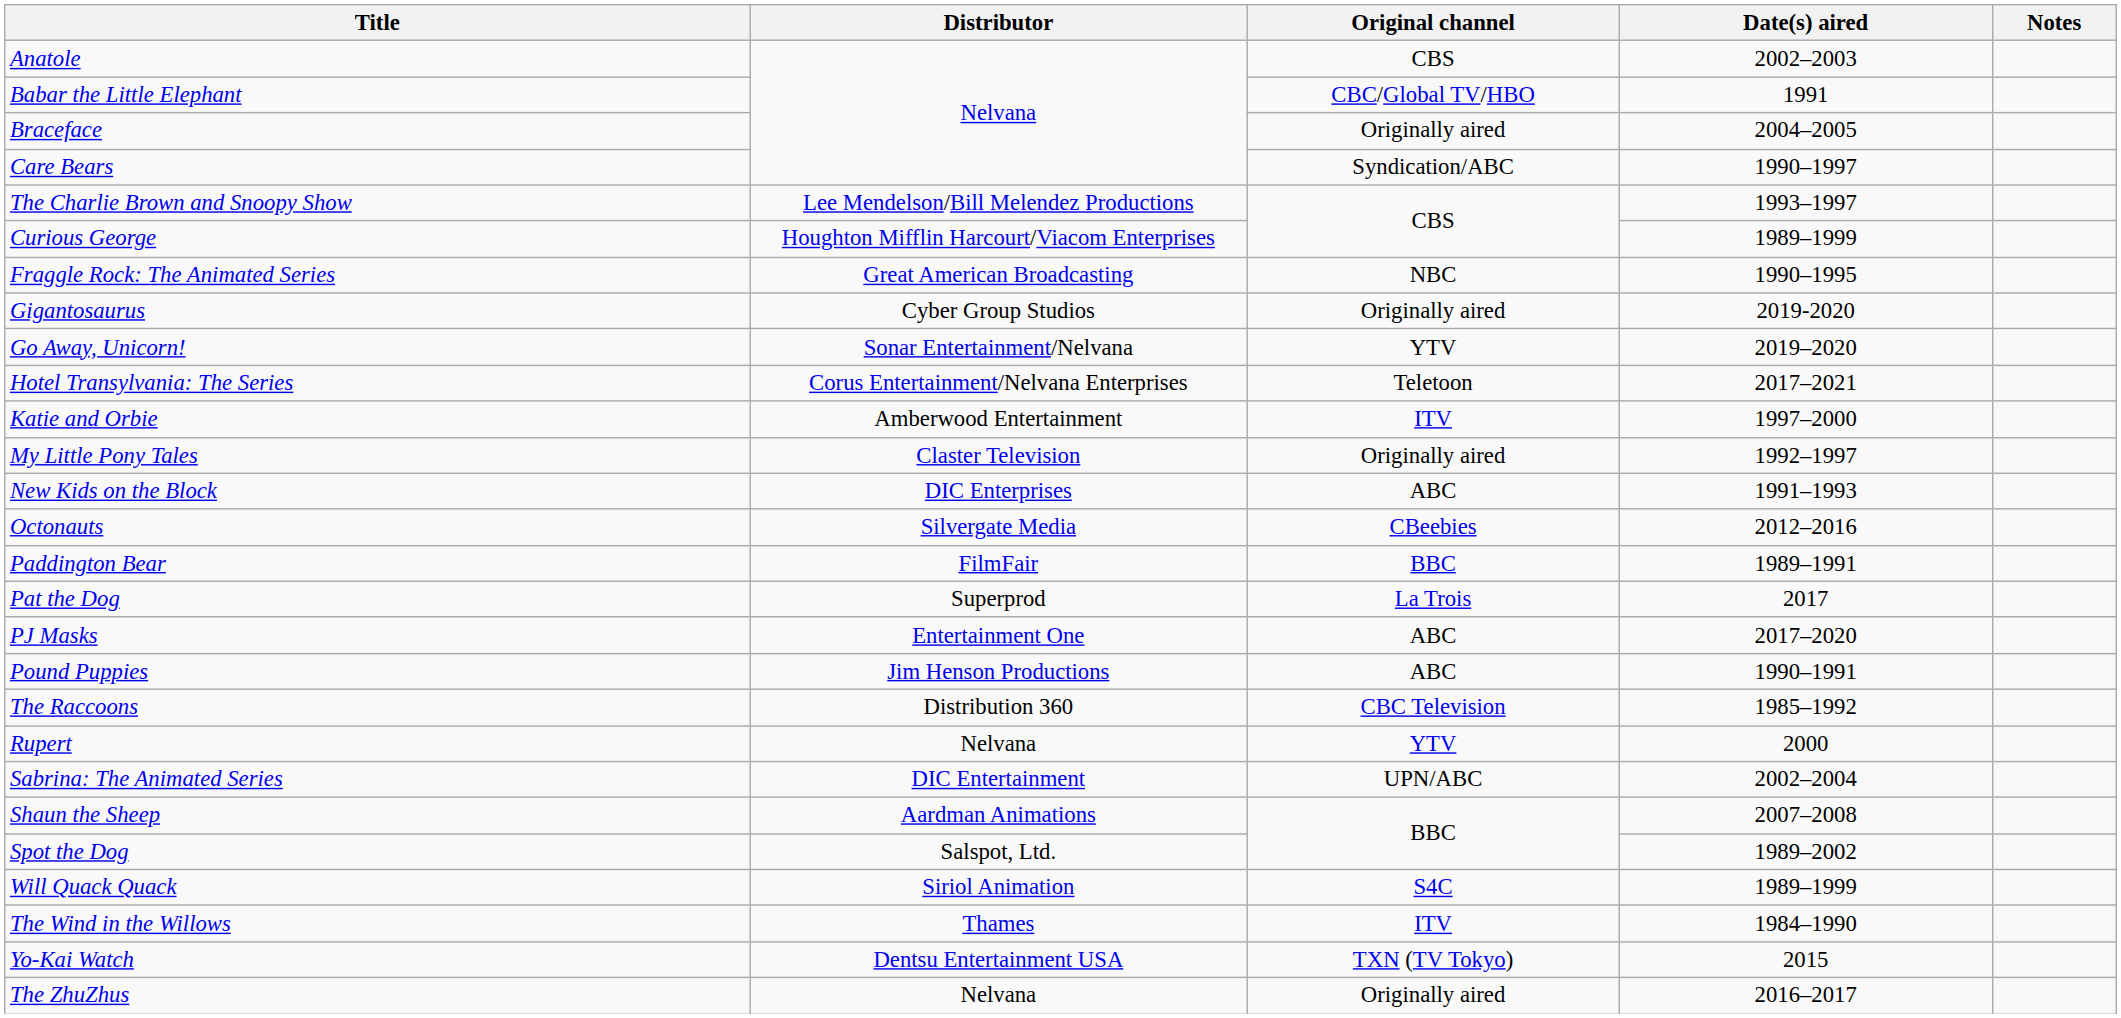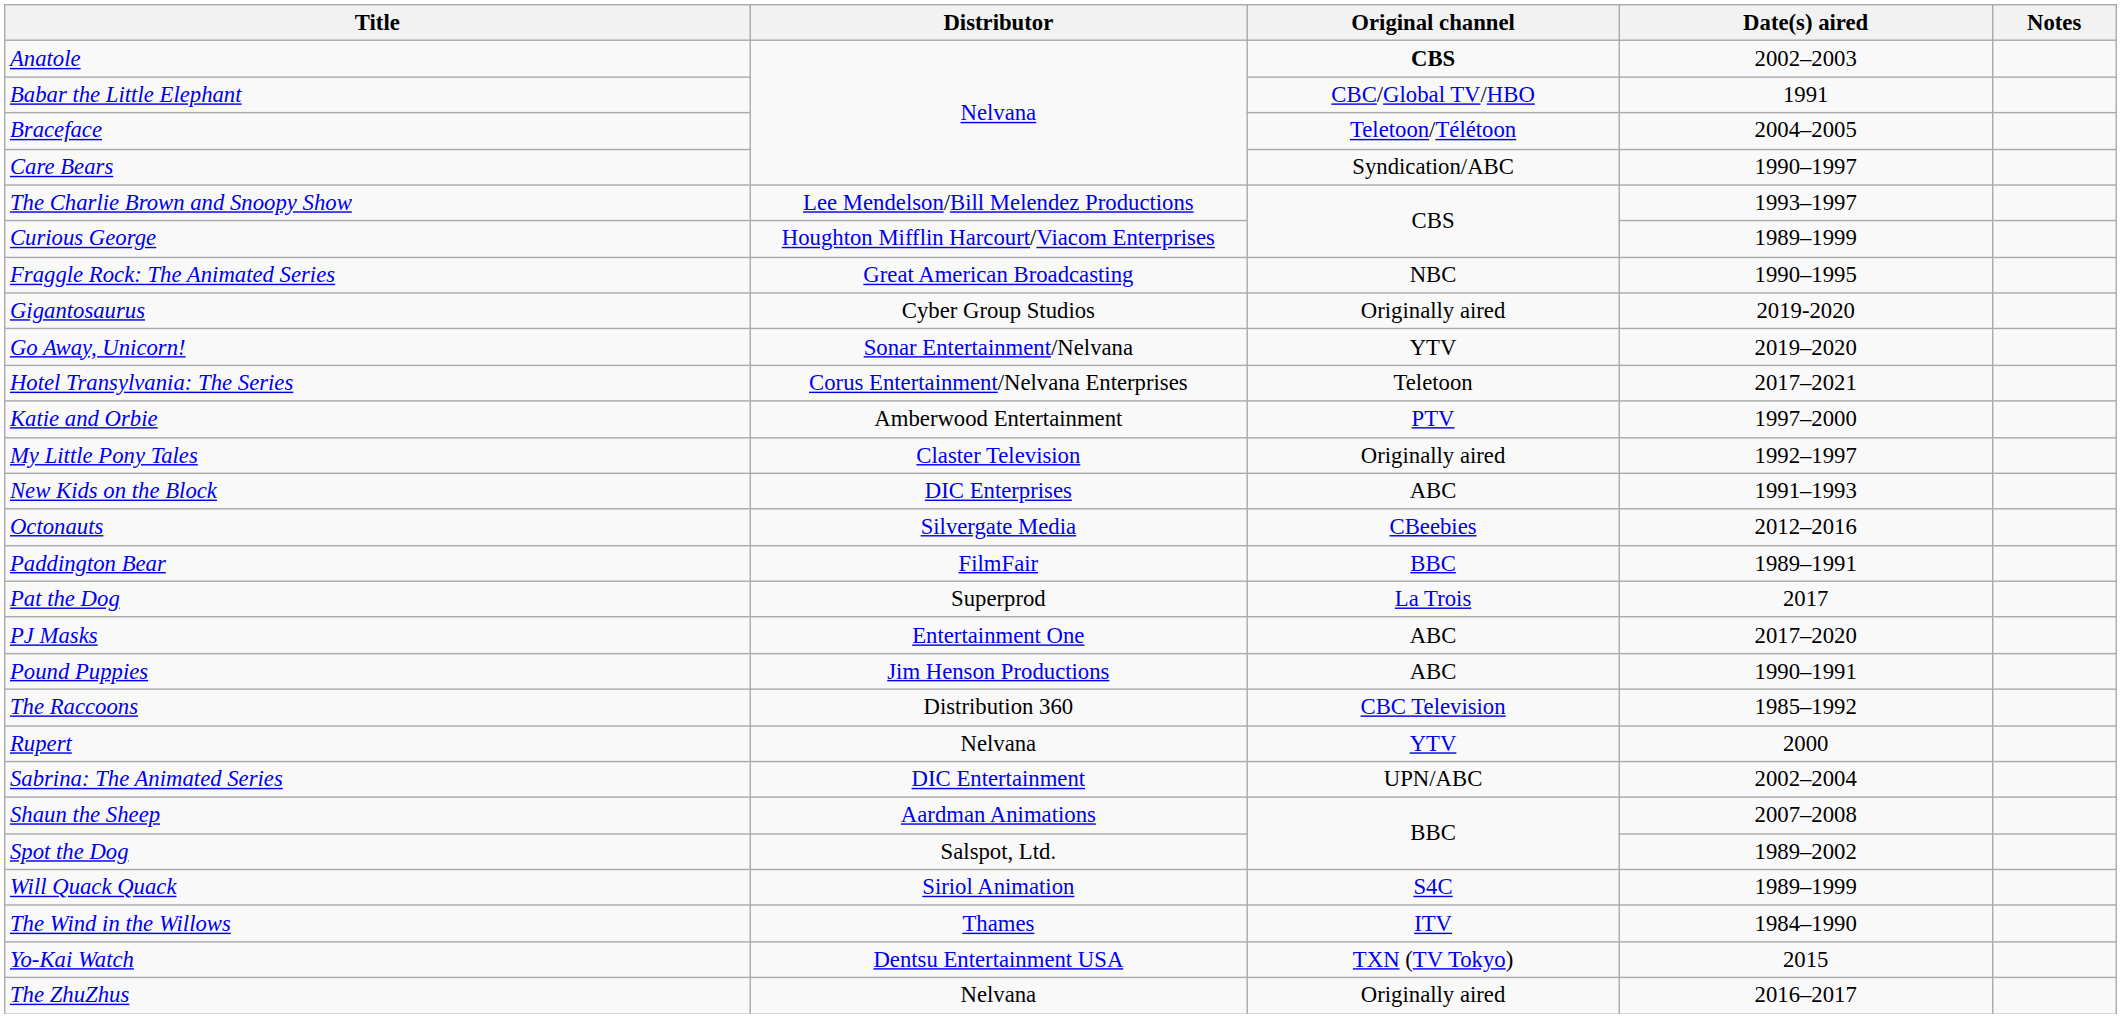(1433, 58) normal -> (1433, 58) bold
(1433, 130) Originally aired -> (1433, 130) Teletoon/Télétoon
(1433, 418) ITV -> (1433, 418) PTV
